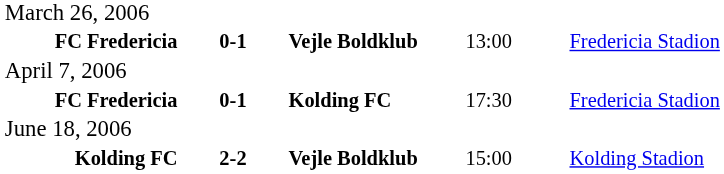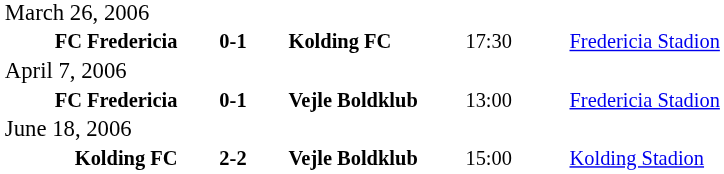rows swapped: (116, 41) <-> (116, 99)
